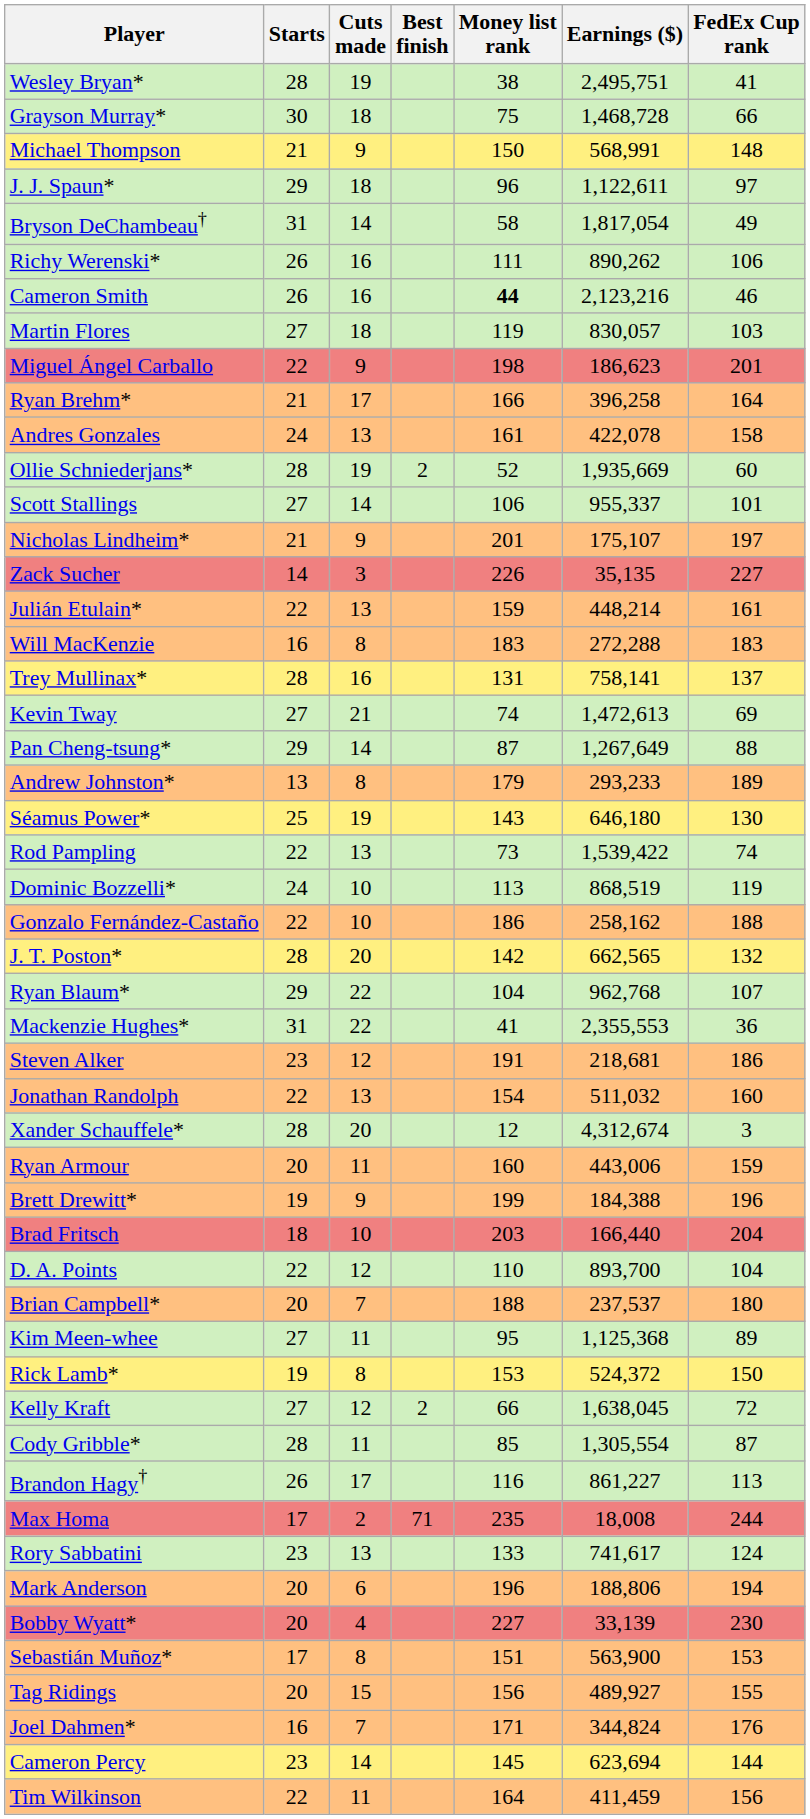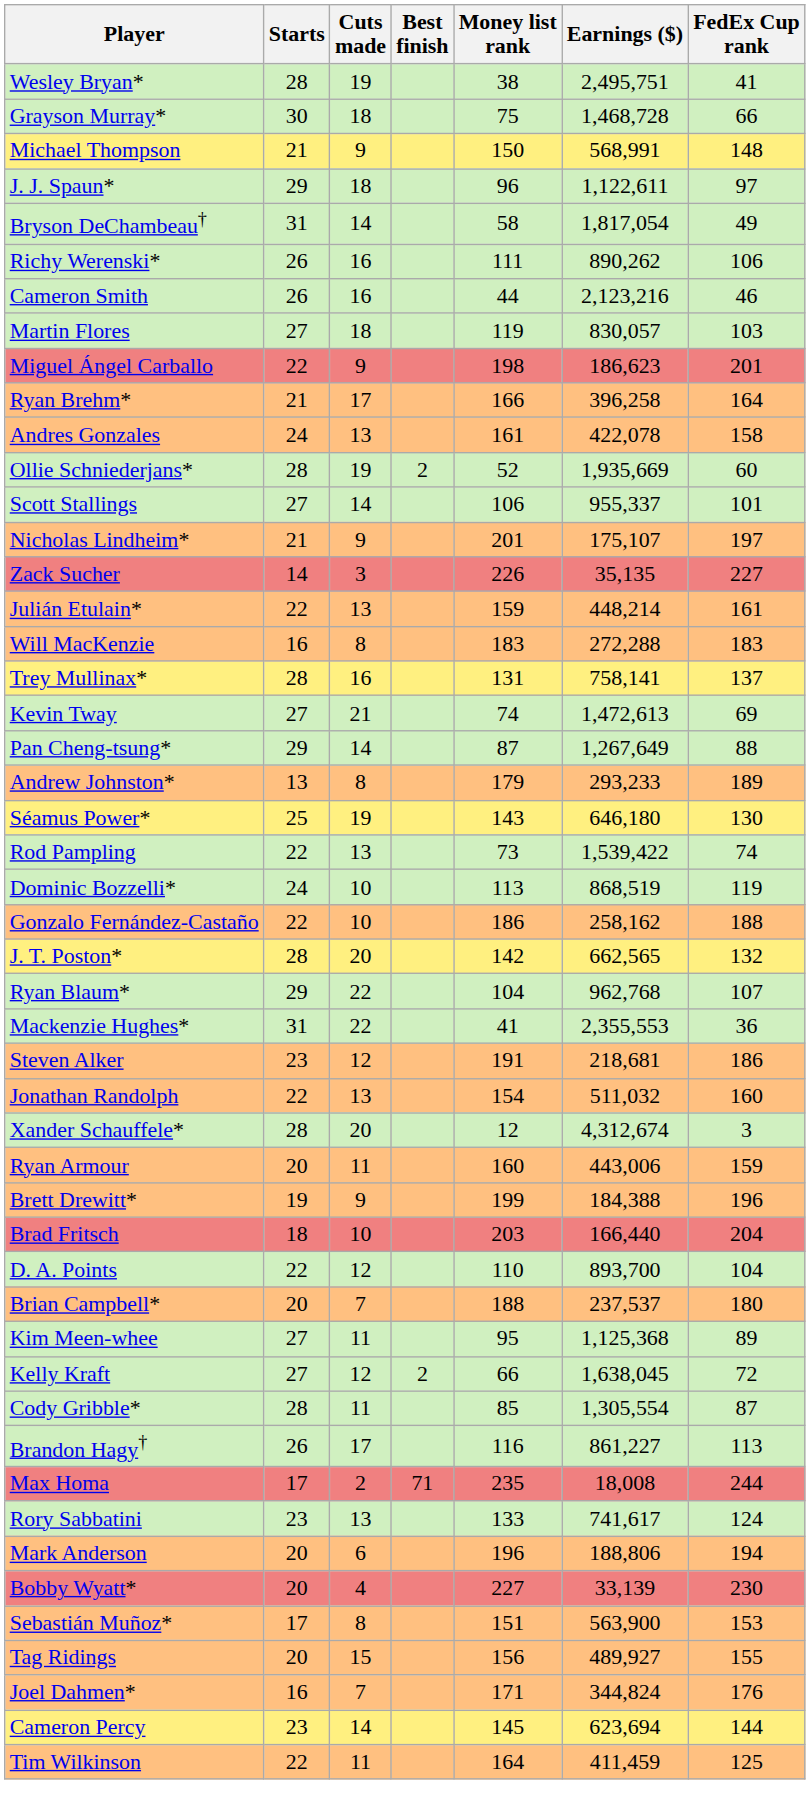(508, 295) bold -> (508, 295) normal
- row: (64, 1373)
(746, 1796) 156 -> (746, 1761) 125
